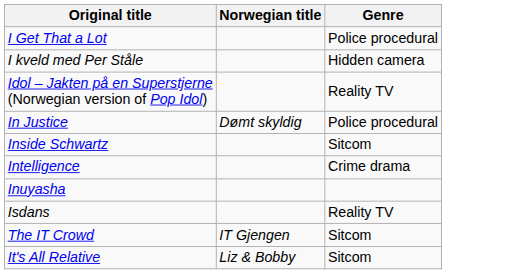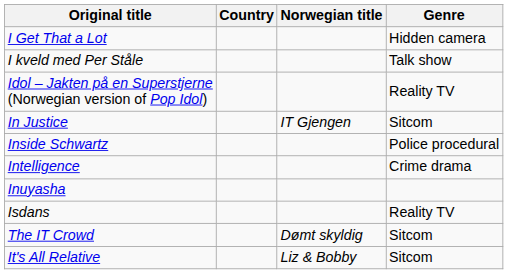+ column: (247, 15)
(383, 38) Police procedural -> (437, 38) Hidden camera
(376, 60) Hidden camera -> (420, 60) Talk show
(260, 122) Dømt skyldig -> (316, 122) IT Gjengen
(383, 122) Police procedural -> (411, 122) Sitcom
(350, 144) Sitcom -> (444, 144) Police procedural
(255, 235) IT Gjengen -> (322, 235) Dømt skyldig
